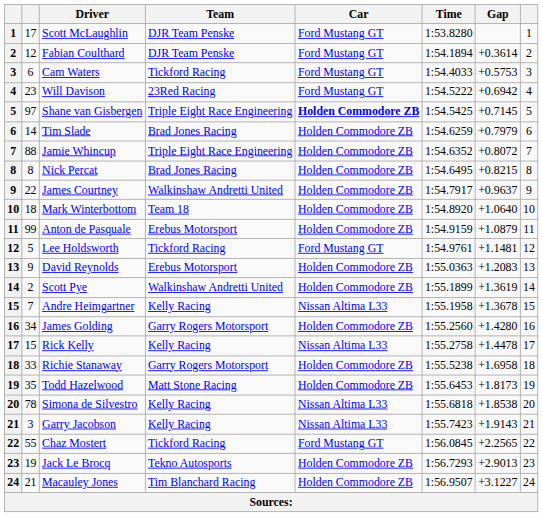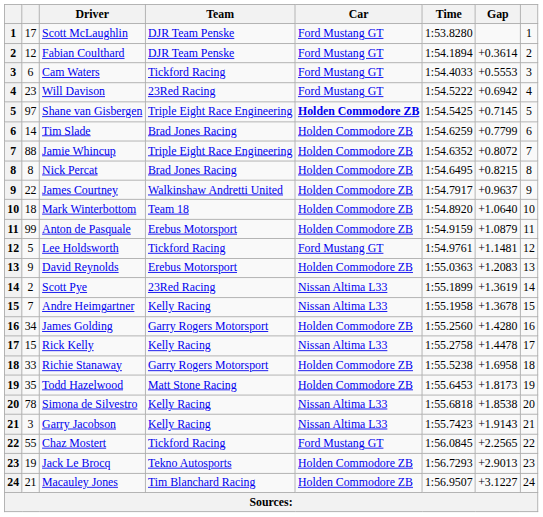(498, 72) +0.5753 -> (498, 72) +0.5553
(498, 130) +0.7979 -> (498, 130) +0.7799
(216, 287) Walkinshaw Andretti United -> (182, 287) 23Red Racing
(355, 287) Holden Commodore ZB -> (343, 287) Nissan Altima L33
